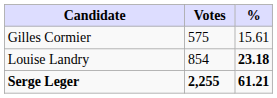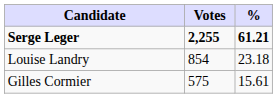rows swapped: (43, 81) <-> (49, 37)
(254, 59) bold -> (254, 59) normal
